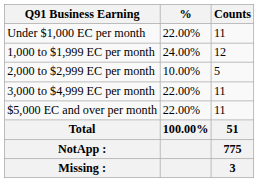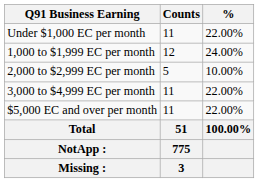columns swapped: (233, 14) <-> (186, 14)
